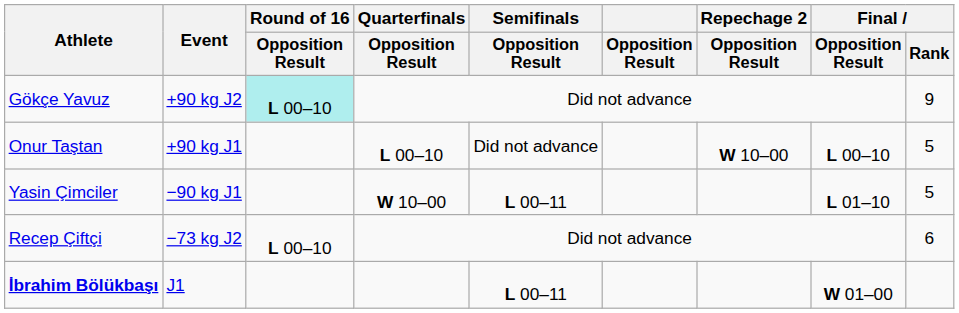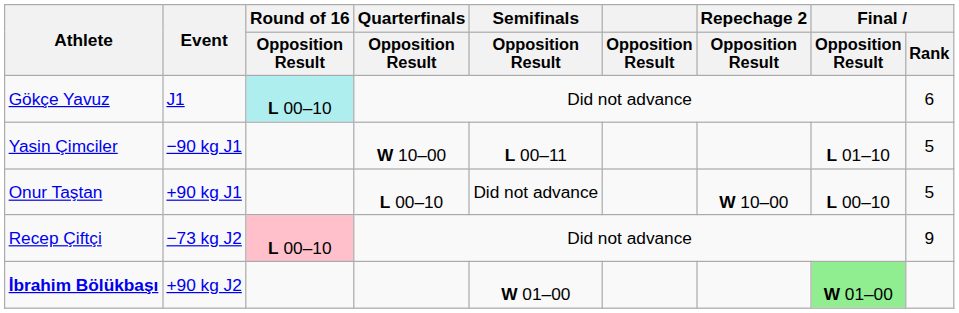(204, 99) +90 kg J2 -> (176, 99) J1
(929, 99) 9 -> (929, 99) 6
rows swapped: (63, 192) <-> (56, 146)
(300, 248) no background -> (300, 248) pink background
(929, 239) 6 -> (929, 239) 9
(176, 285) J1 -> (204, 285) +90 kg J2
(536, 295) L 00–11 -> (536, 295) W 01–00
(858, 295) no background -> (858, 295) lightgreen background
